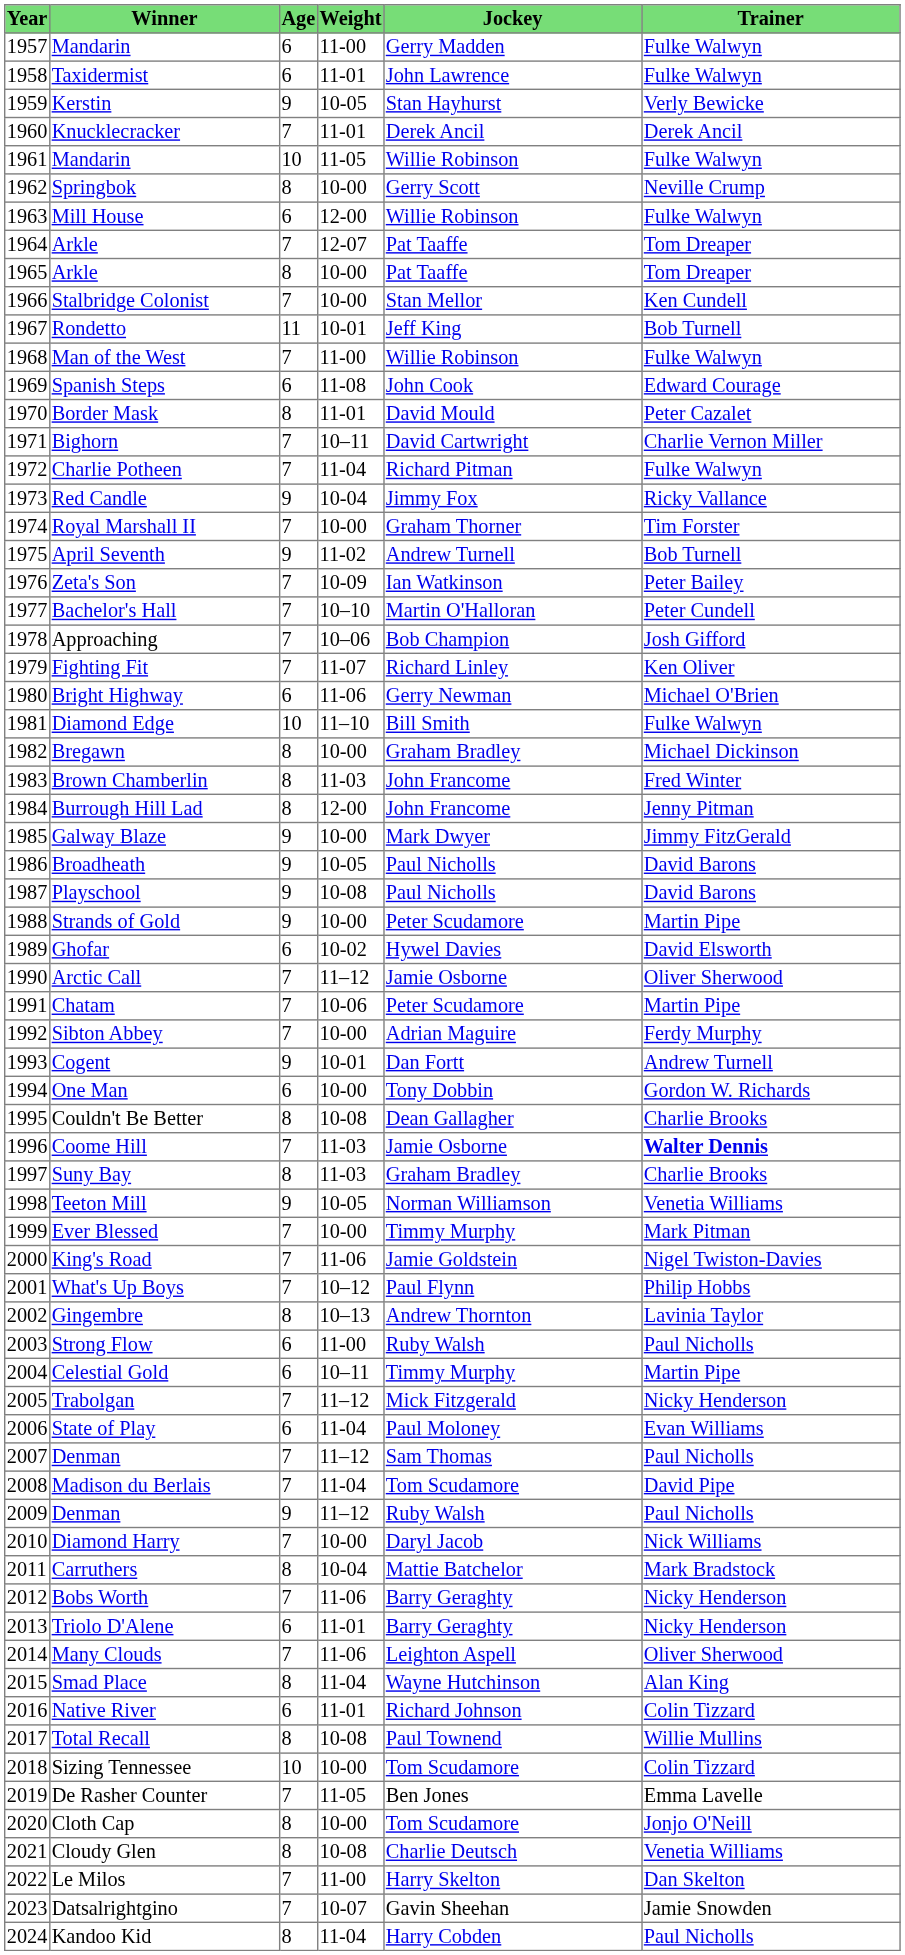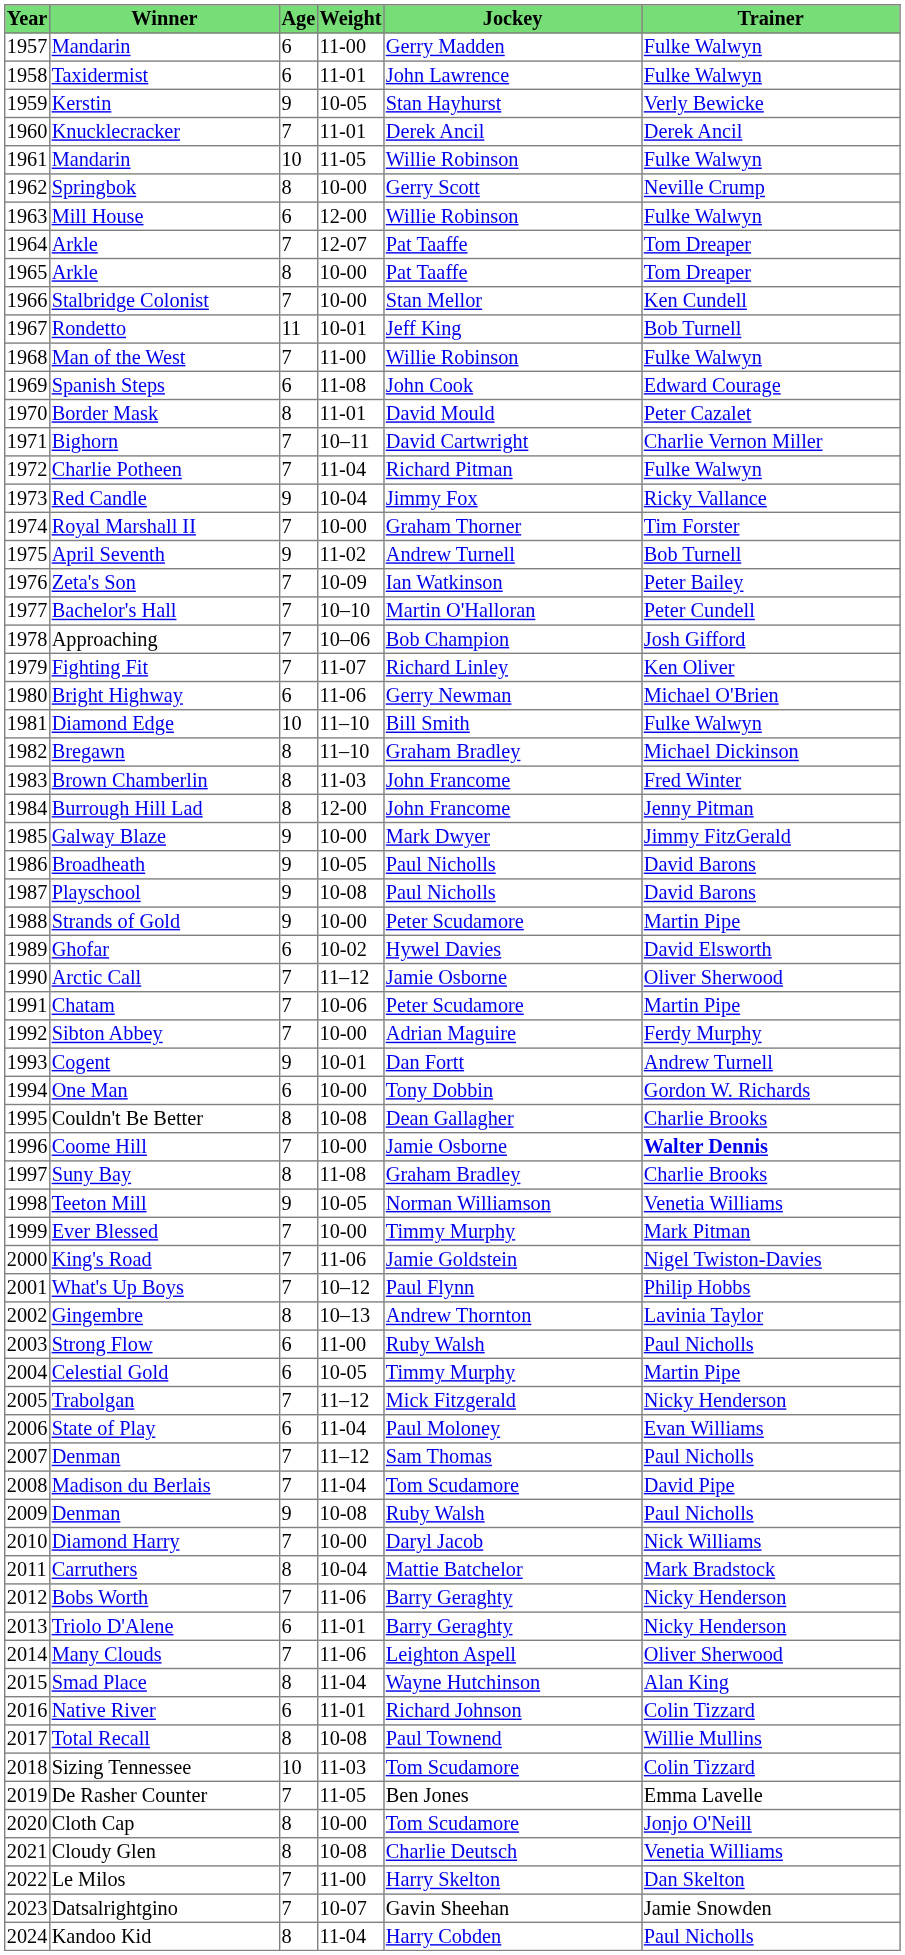(343, 751) 10-00 -> (345, 751) 11–10
(343, 1146) 11-03 -> (343, 1146) 10-00
(343, 1174) 11-03 -> (343, 1174) 11-08
(345, 1372) 10–11 -> (343, 1372) 10-05
(345, 1513) 11–12 -> (343, 1513) 10-08
(343, 1766) 10-00 -> (343, 1766) 11-03
